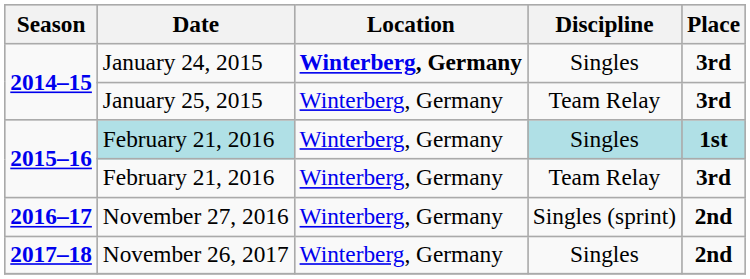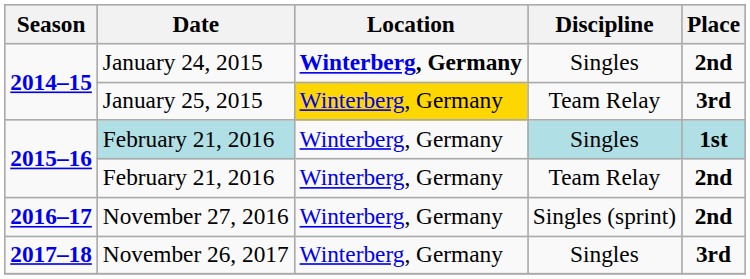(713, 62) 3rd -> (713, 62) 2nd
(401, 101) no background -> (401, 101) gold background
(713, 178) 3rd -> (713, 178) 2nd
(713, 254) 2nd -> (713, 254) 3rd
